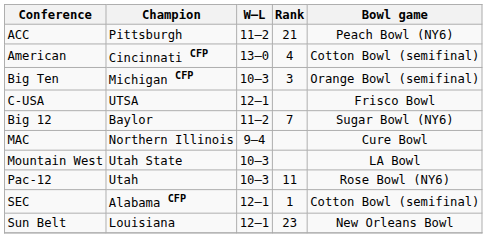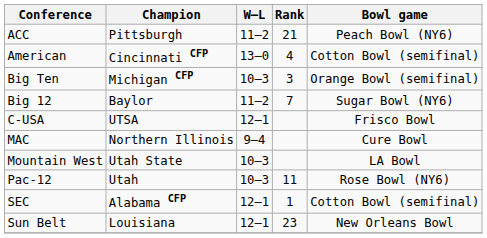rows swapped: (29, 120) <-> (26, 100)
